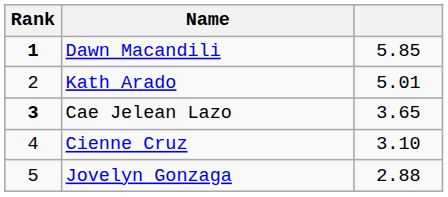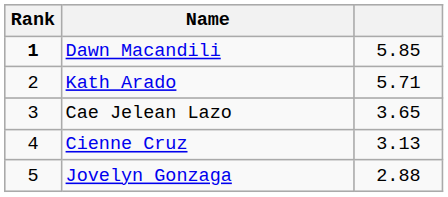(398, 82) 5.01 -> (398, 82) 5.71
(33, 113) bold -> (33, 113) normal
(398, 144) 3.10 -> (398, 144) 3.13
